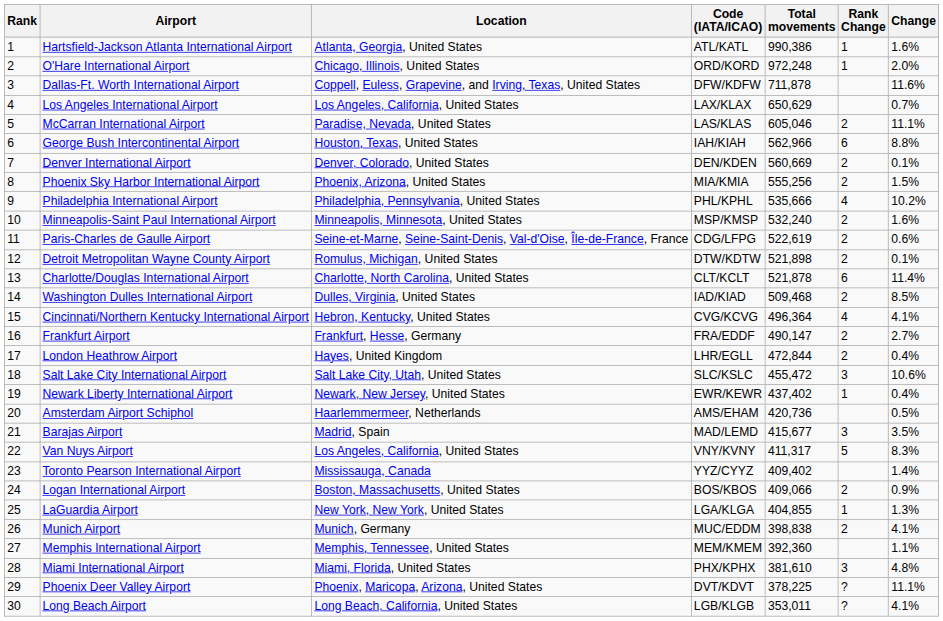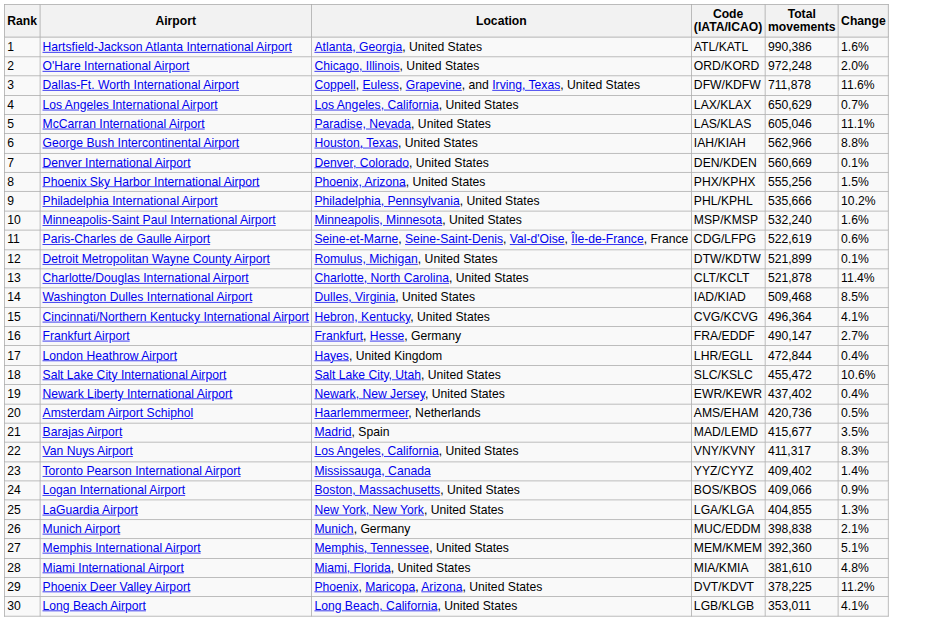- column: (863, 20)
(721, 182) MIA/KMIA -> (725, 182) PHX/KPHX
(790, 259) 521,898 -> (790, 259) 521,899
(905, 529) 4.1% -> (855, 529) 2.1%
(905, 548) 1.1% -> (855, 548) 5.1%
(725, 567) PHX/KPHX -> (721, 567) MIA/KMIA
(908, 587) 11.1% -> (858, 587) 11.2%
